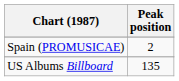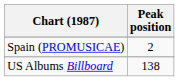(151, 66) 135 -> (151, 66) 138
